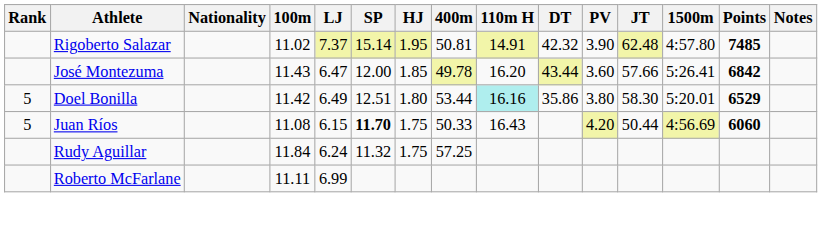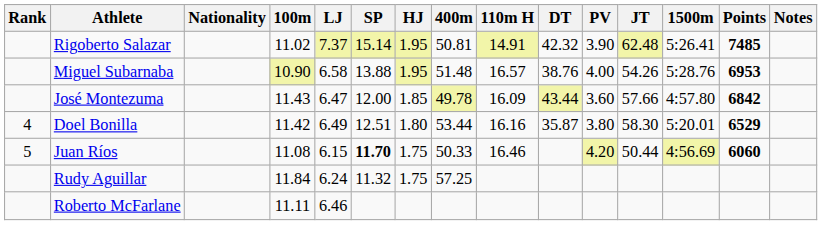(691, 44) 4:57.80 -> (691, 44) 5:26.41
+ row: (114, 71)
(507, 71) 16.20 -> (507, 98) 16.09
(691, 71) 5:26.41 -> (691, 98) 4:57.80
(27, 98) 5 -> (27, 125) 4
(507, 98) paleturquoise background -> (507, 125) no background
(560, 98) 35.86 -> (560, 125) 35.87
(507, 125) 16.43 -> (507, 152) 16.46
(333, 178) 6.99 -> (333, 205) 6.46
